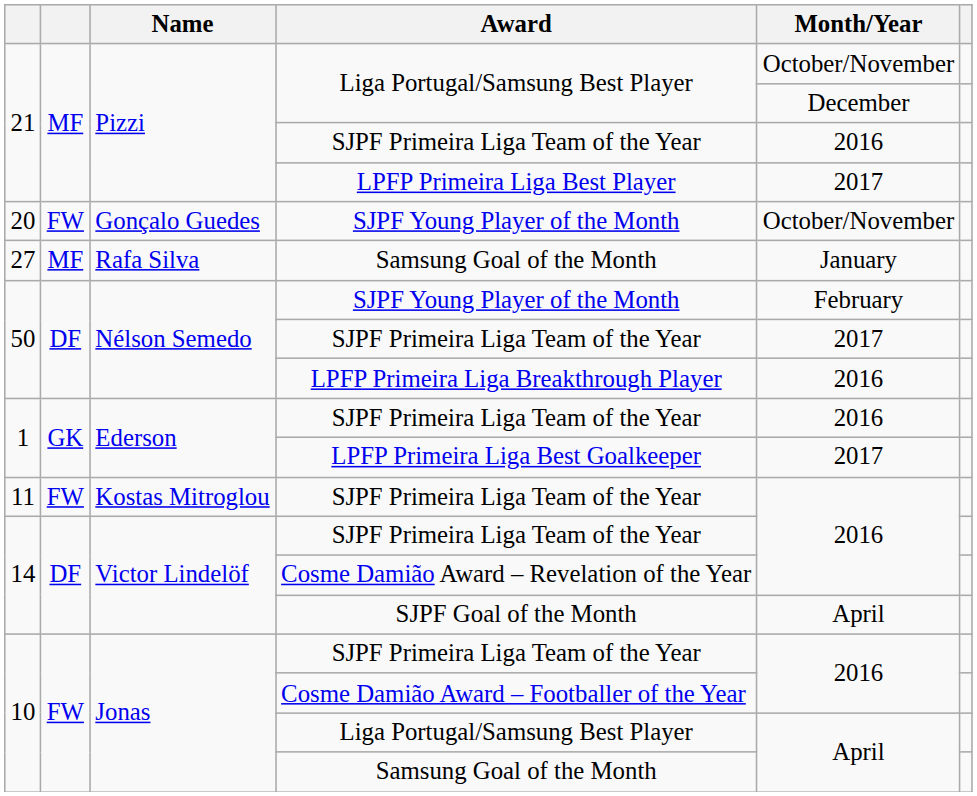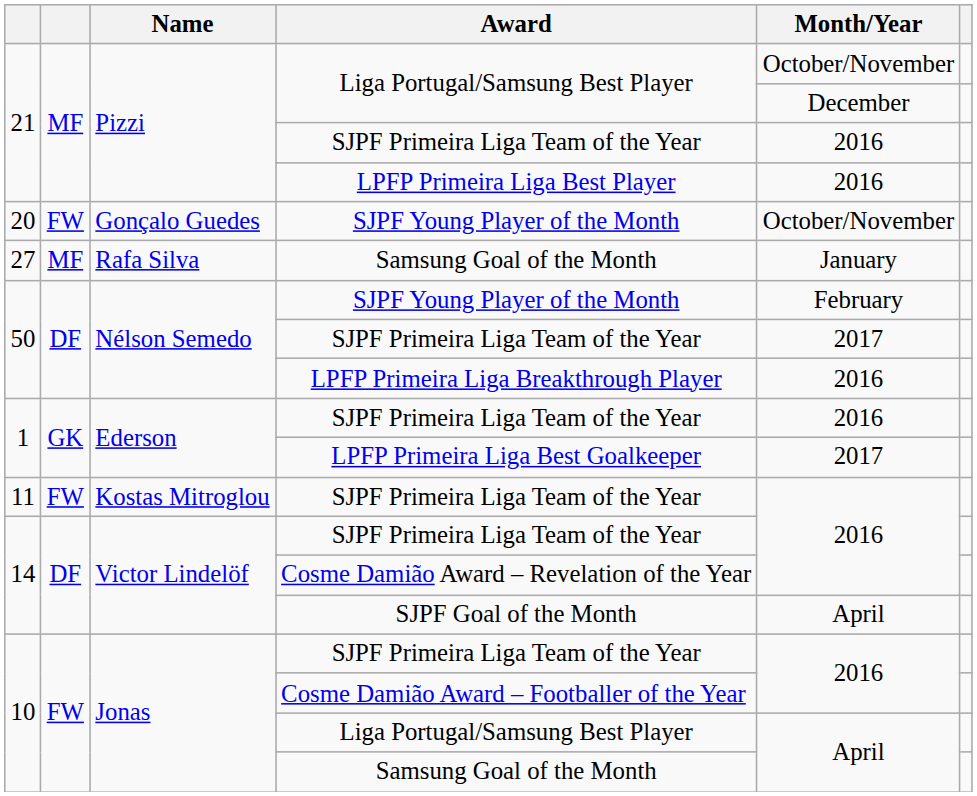(858, 181) 2017 -> (858, 181) 2016
